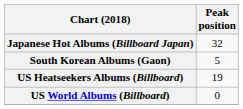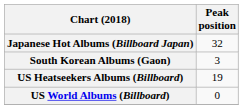(217, 60) 5 -> (217, 60) 3
